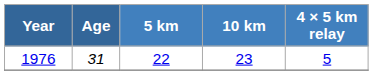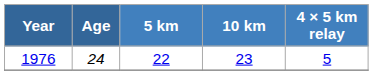(96, 58) 31 -> (96, 58) 24
